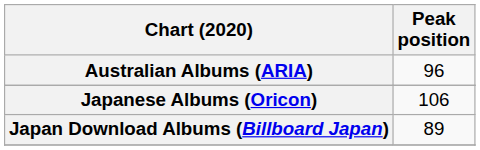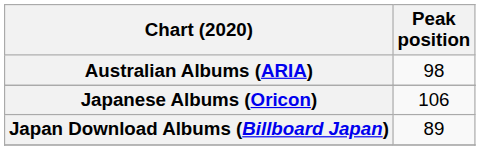(434, 70) 96 -> (434, 70) 98
